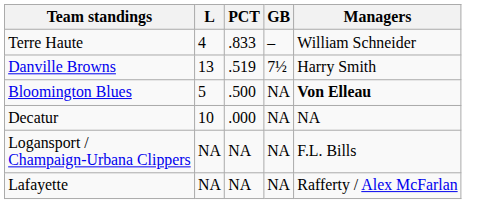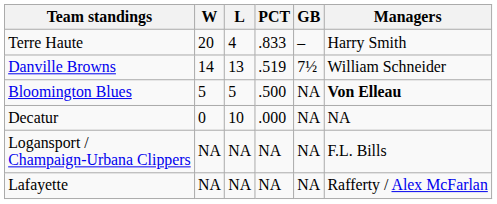+ column: (209, 17)
(357, 42) William Schneider -> (367, 42) Harry Smith
(337, 67) Harry Smith -> (387, 67) William Schneider
